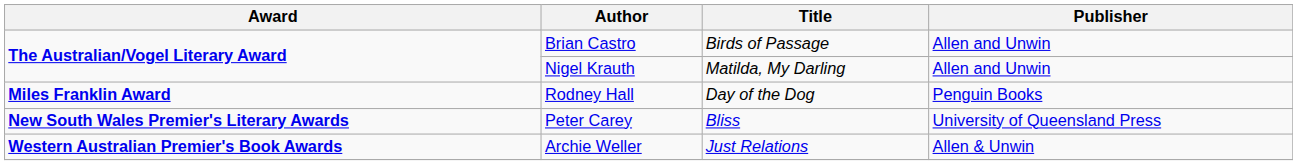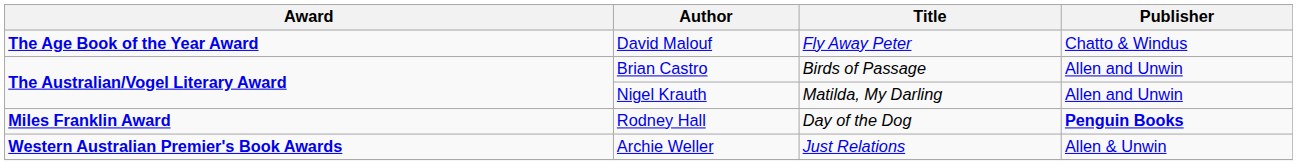+ row: (664, 43)
(987, 95) normal -> (1124, 120) bold
- row: (589, 120)
